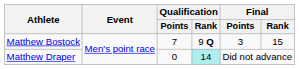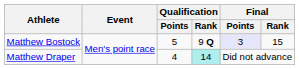(174, 42) 7 -> (174, 42) 5
(240, 42) no background -> (240, 42) lavender background
(174, 57) 0 -> (174, 57) 4
